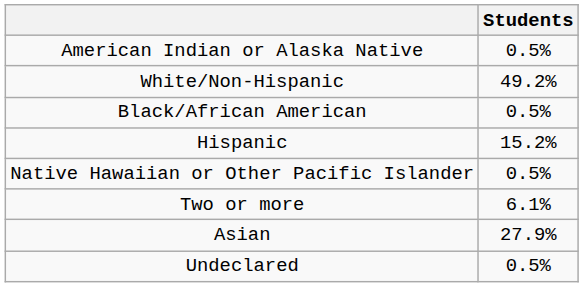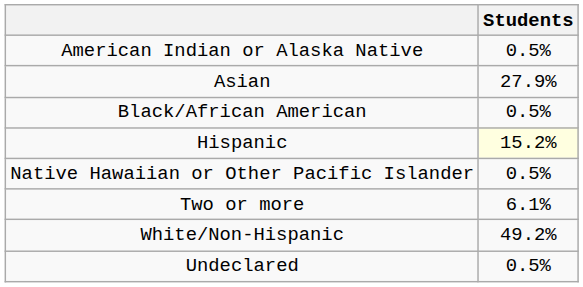rows swapped: (242, 235) <-> (242, 82)
(528, 143) no background -> (528, 143) lightyellow background
